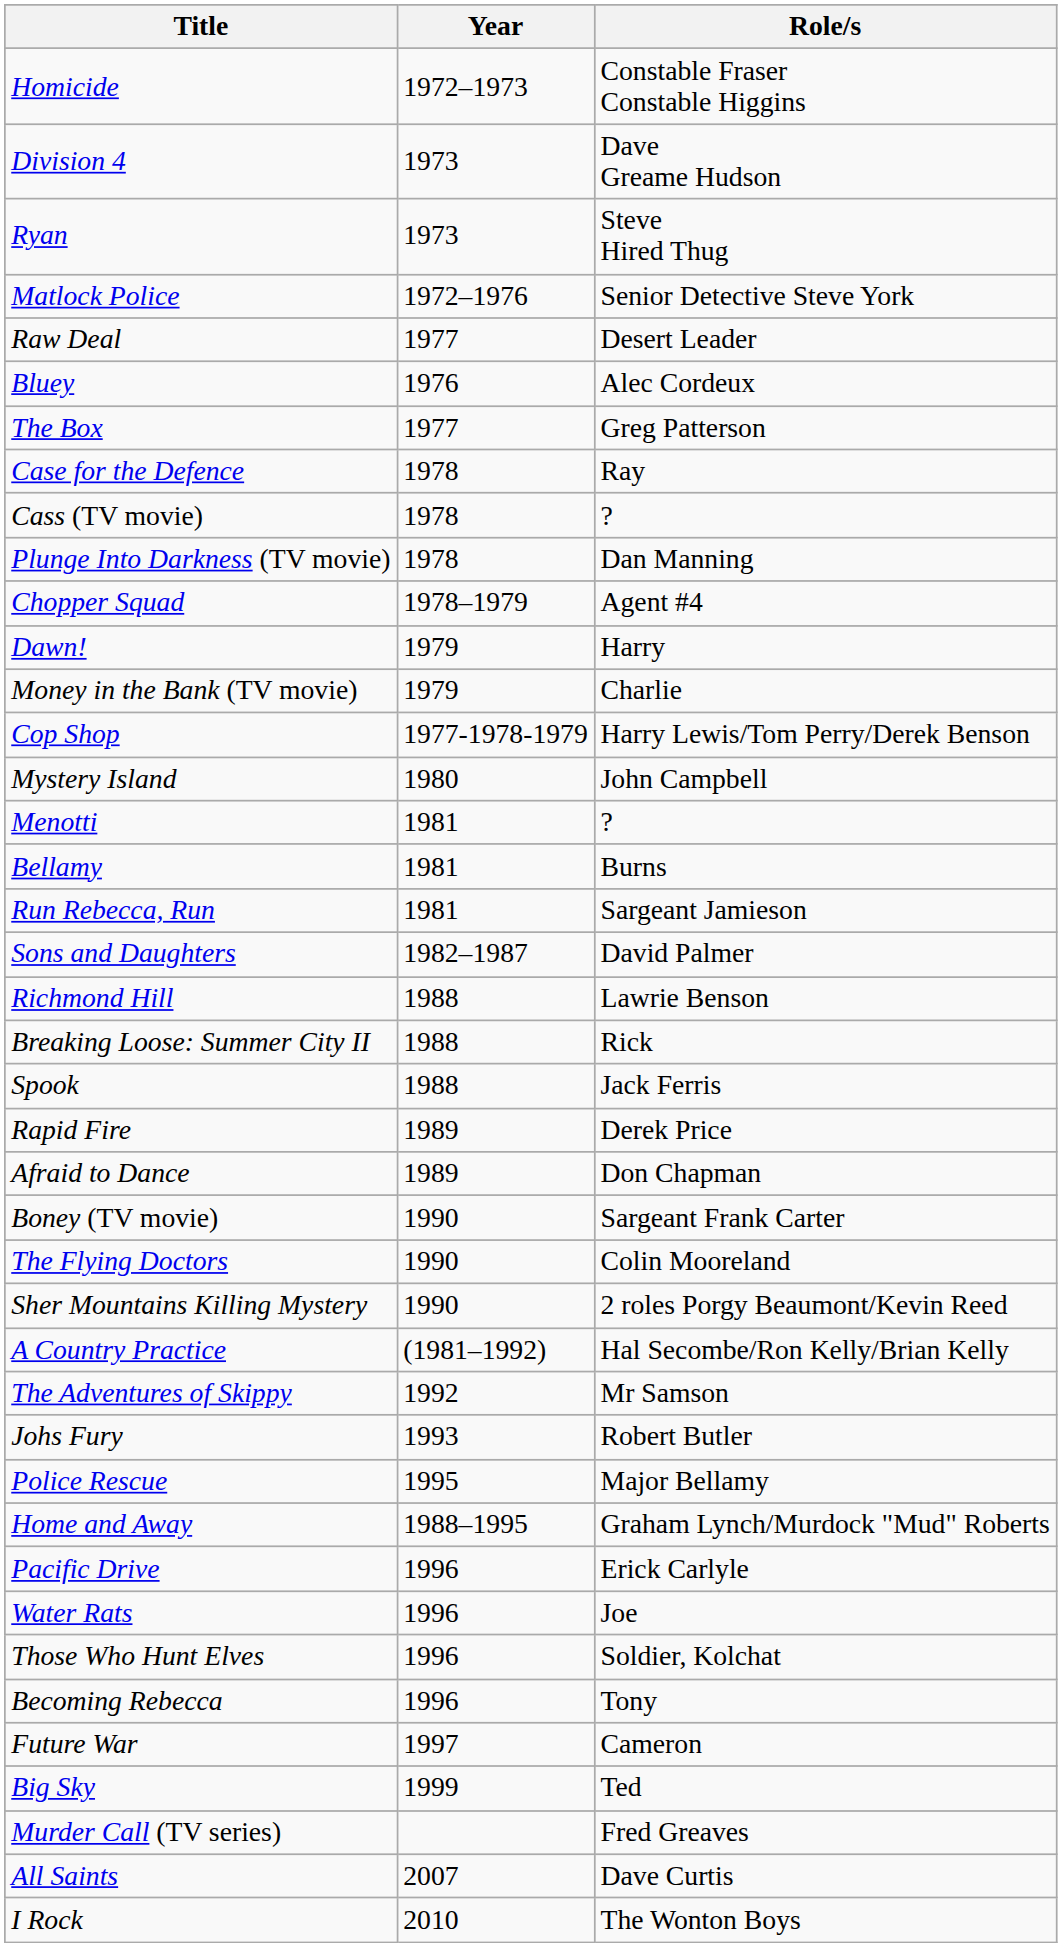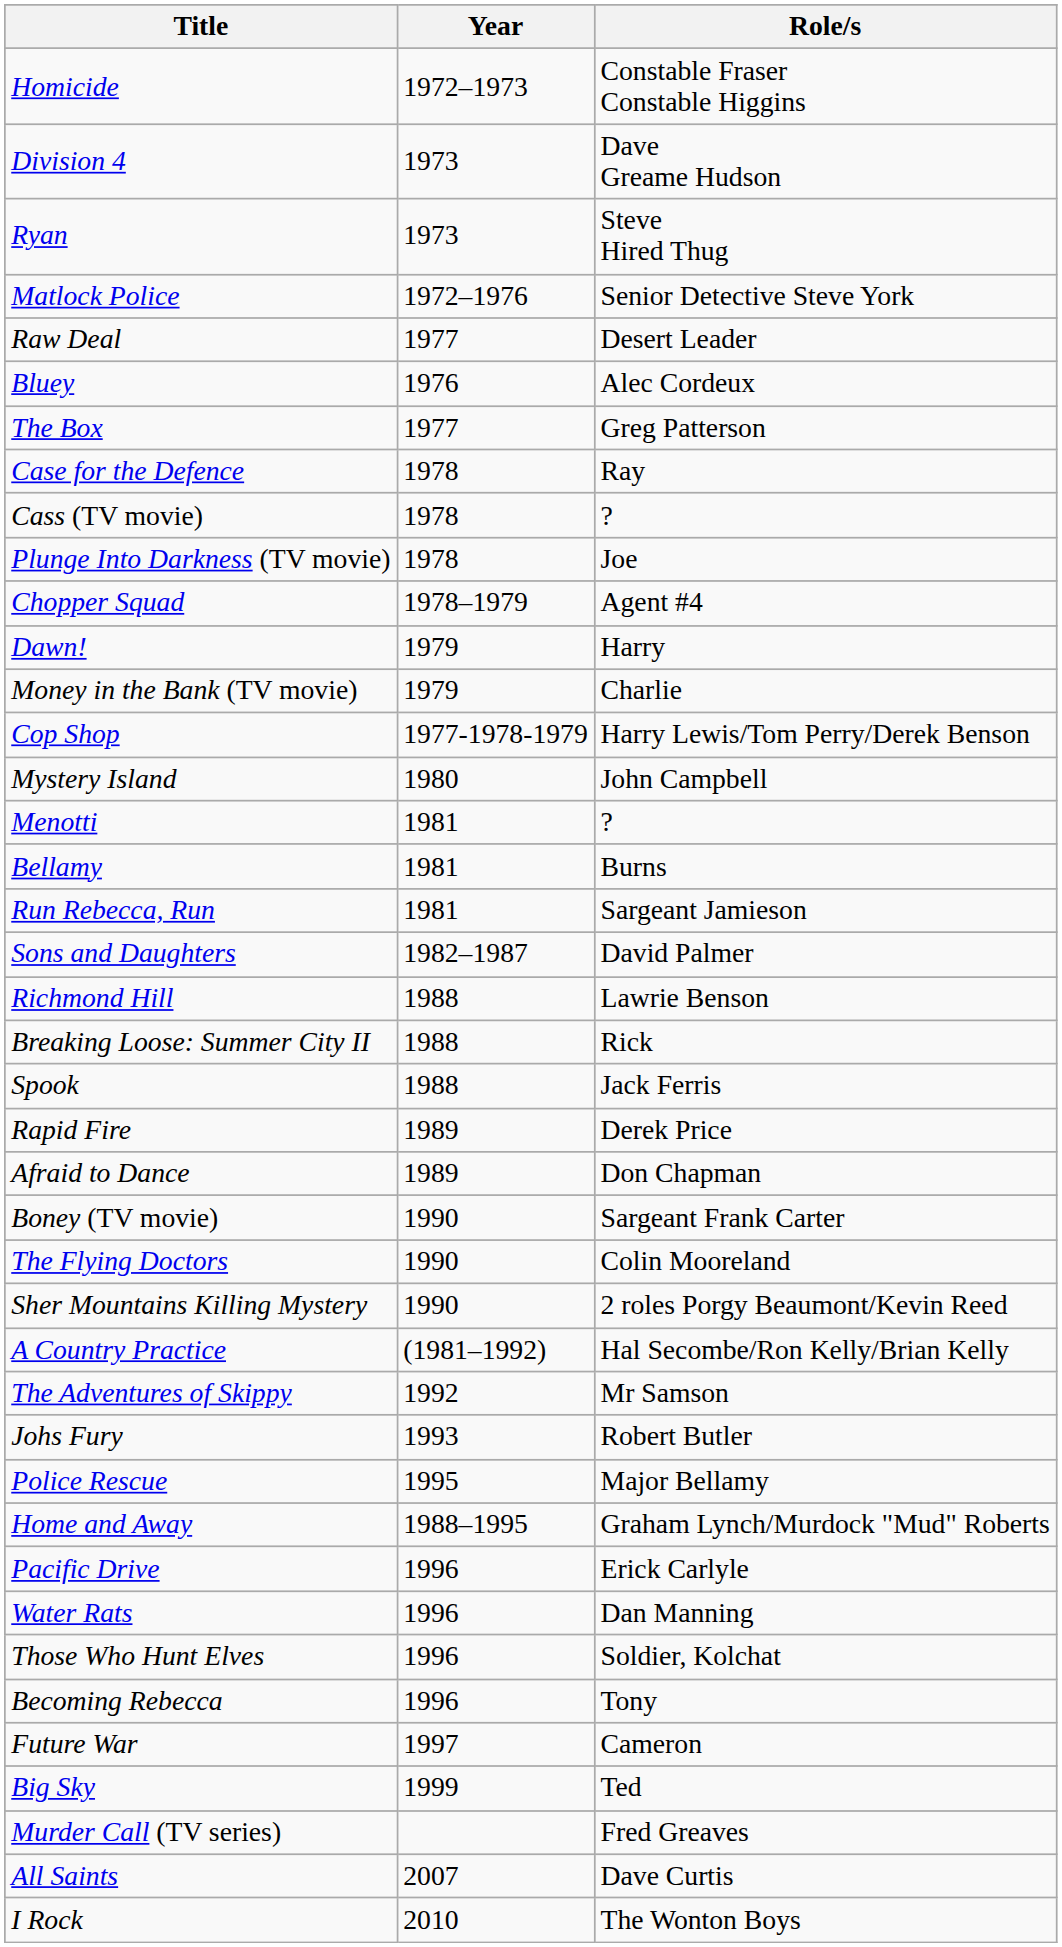(677, 558) Dan Manning -> (619, 558) Joe
(619, 1612) Joe -> (677, 1612) Dan Manning
